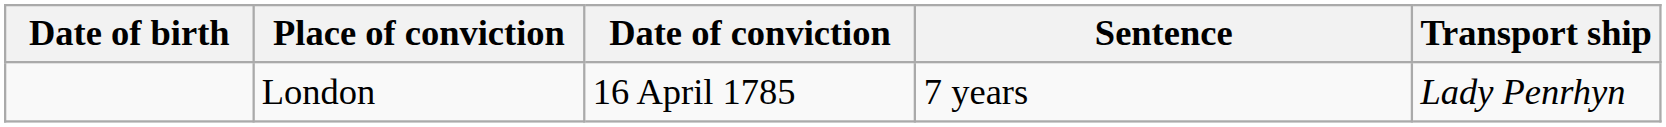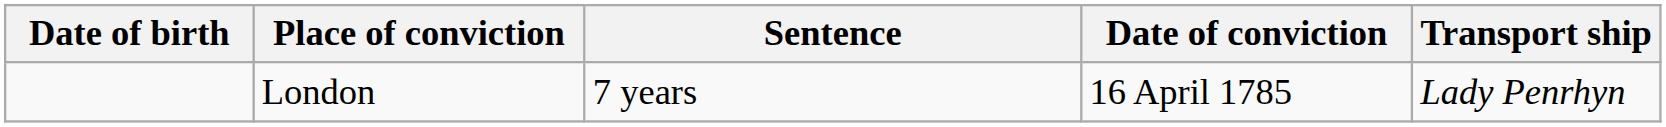columns swapped: (750, 33) <-> (1164, 33)
